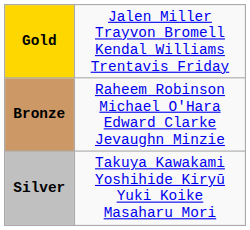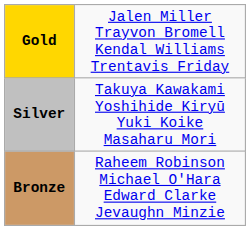rows swapped: (39, 188) <-> (39, 115)
